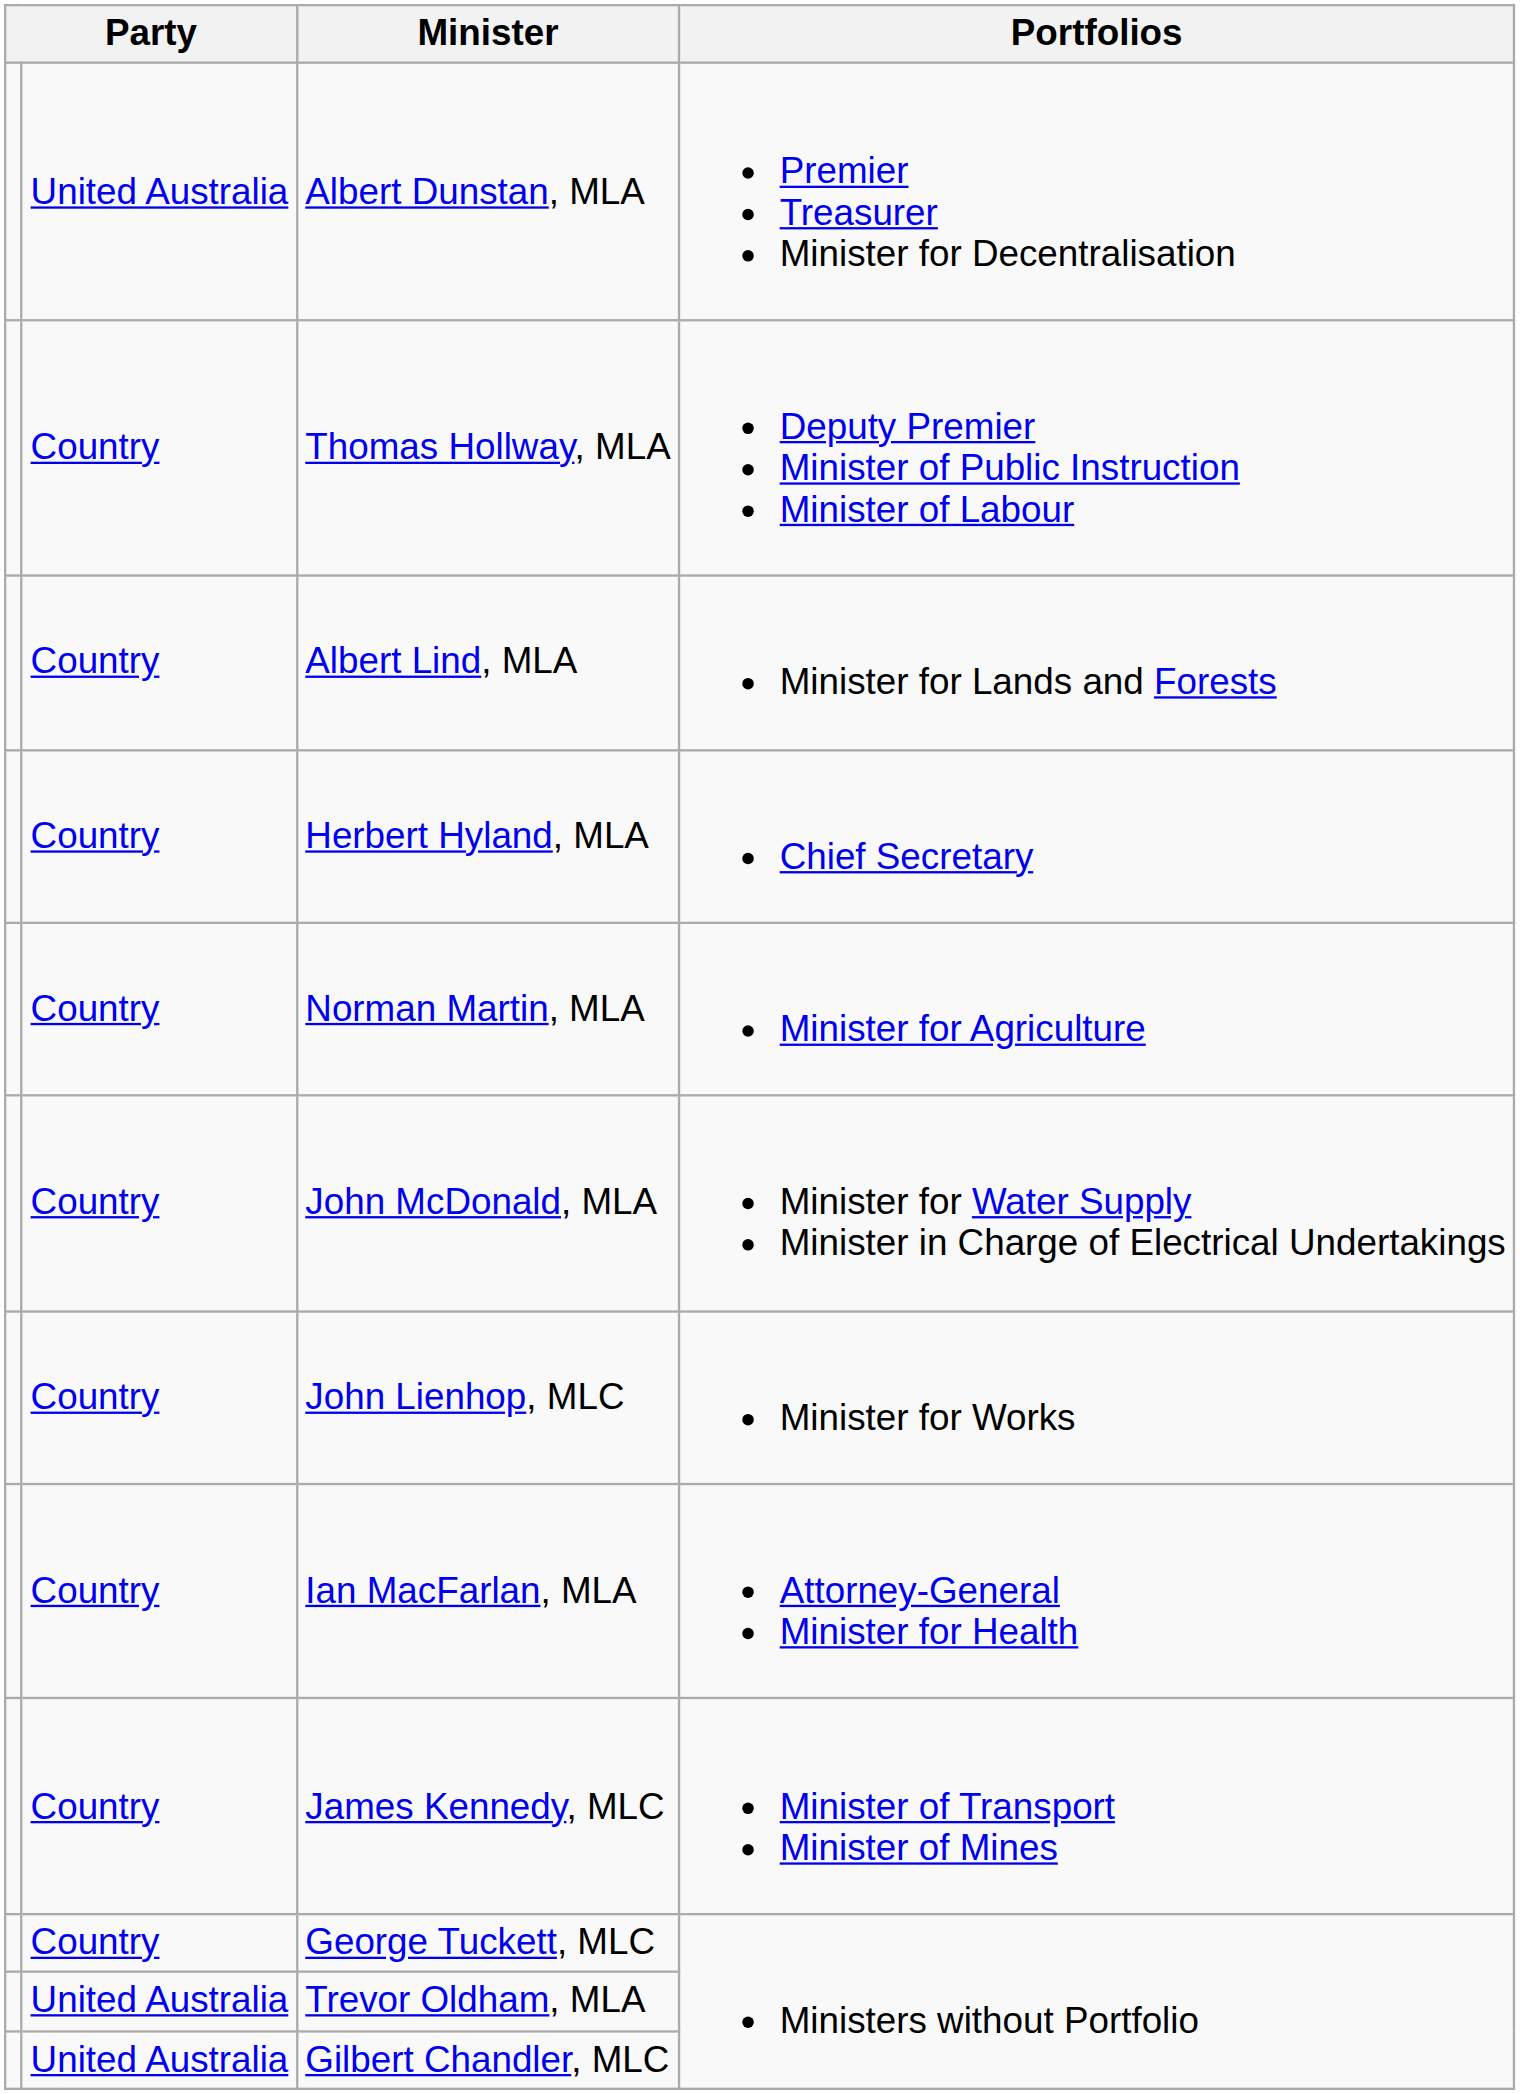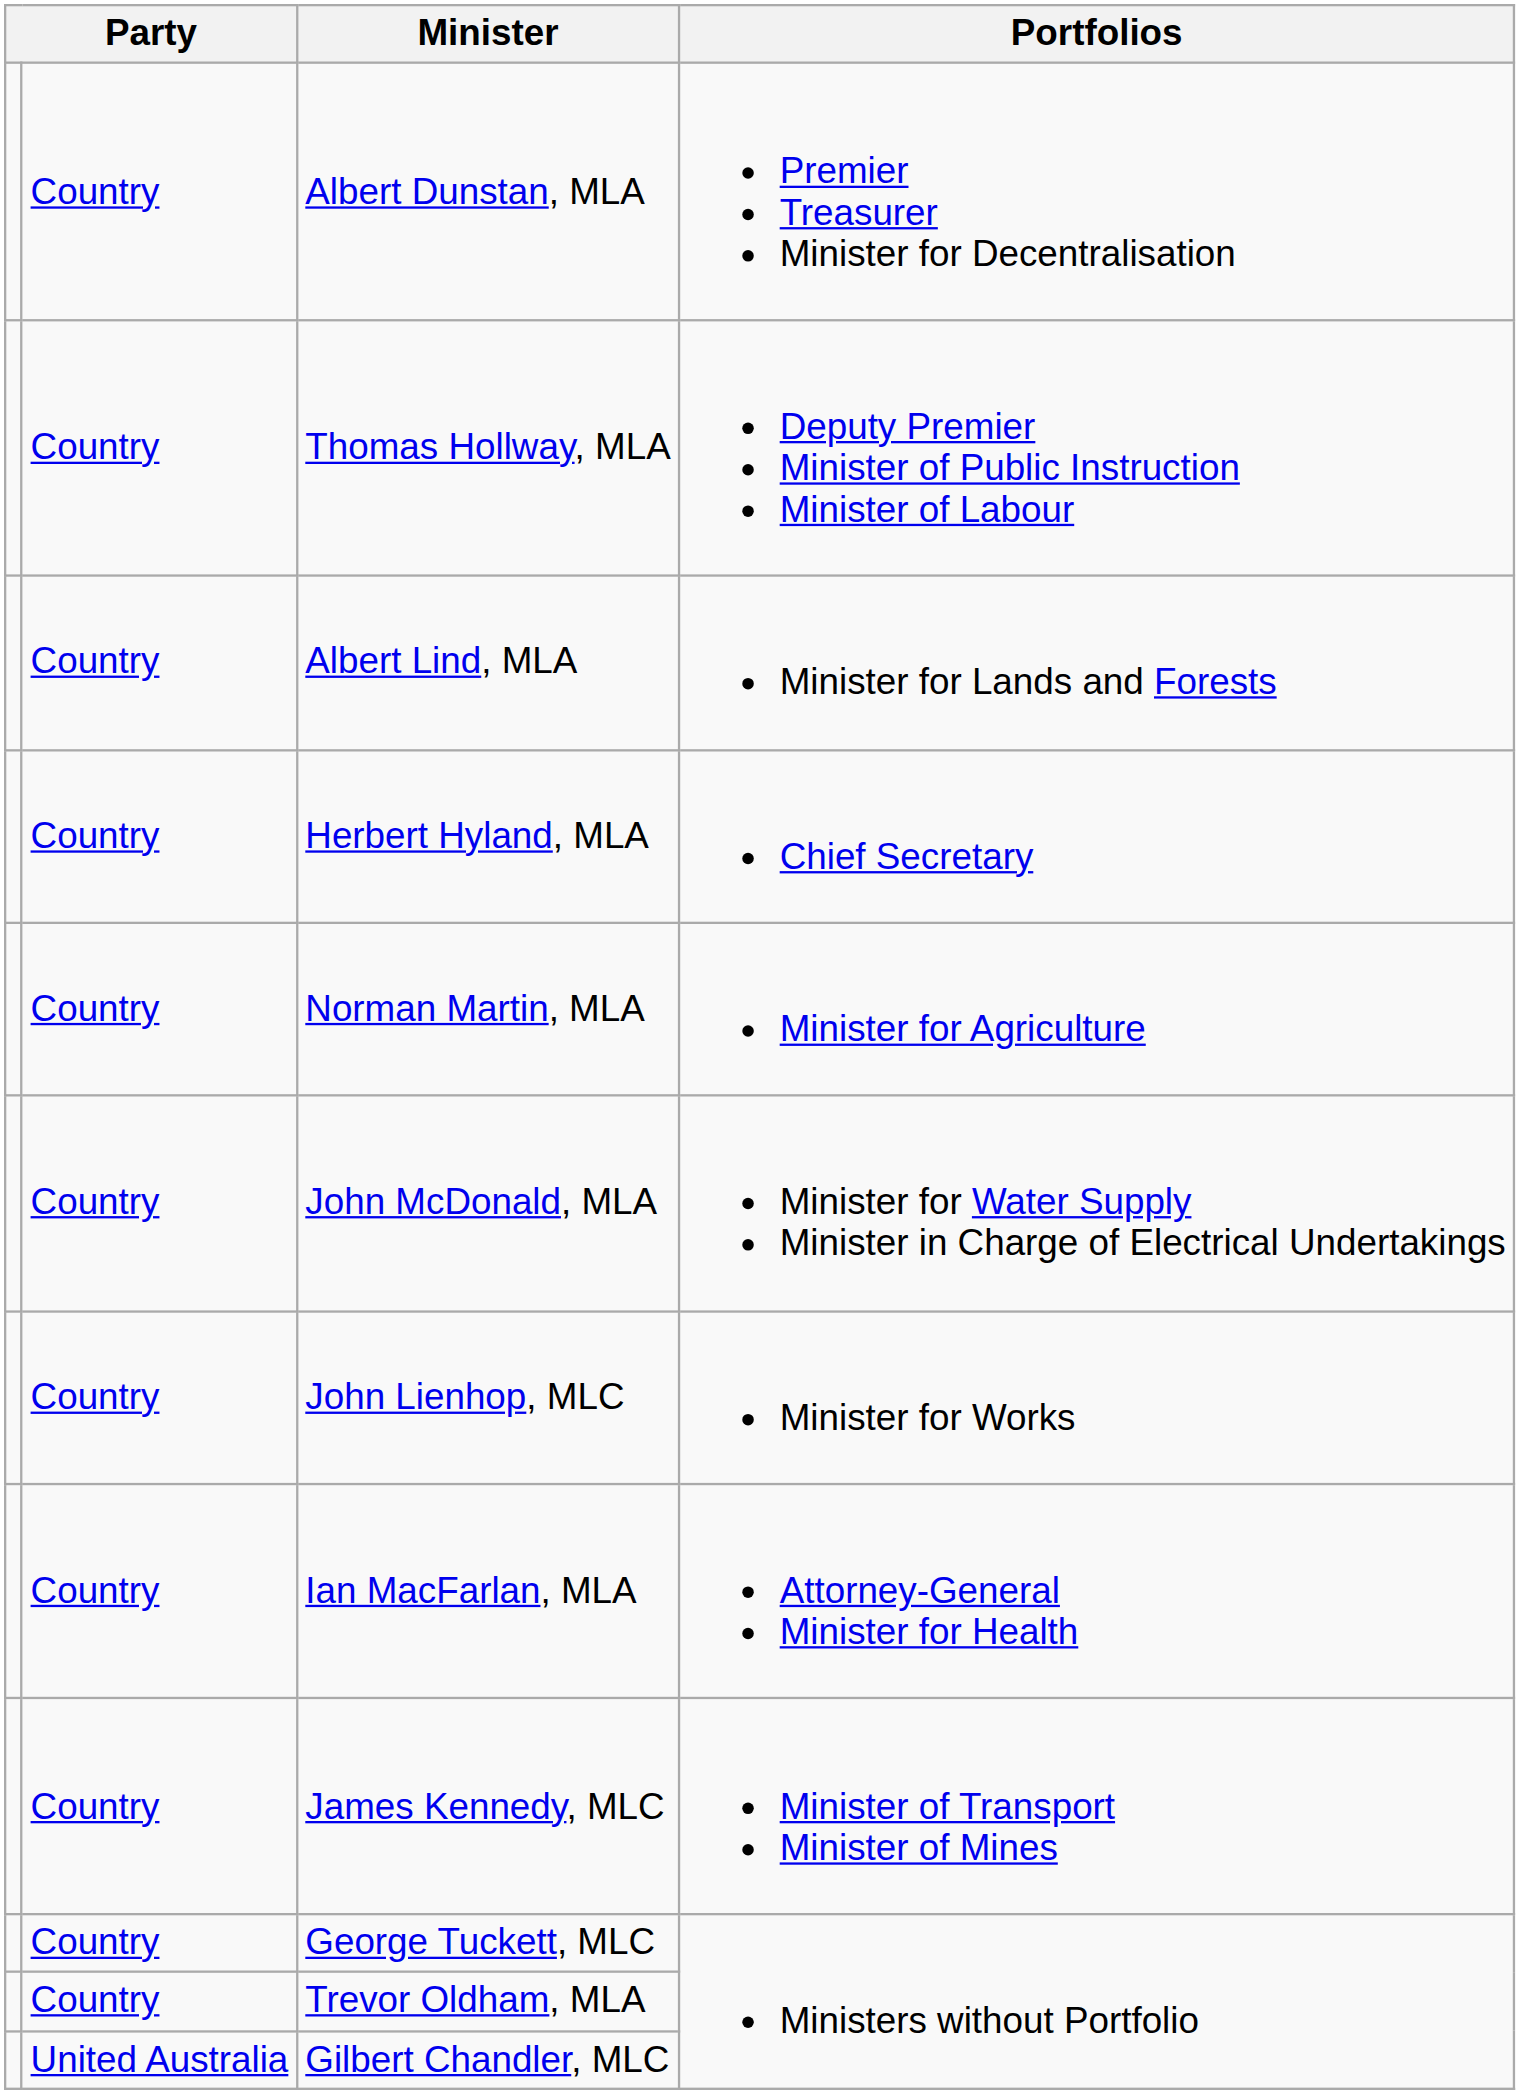(159, 190) United Australia -> (95, 190) Country
(159, 2000) United Australia -> (95, 2000) Country
